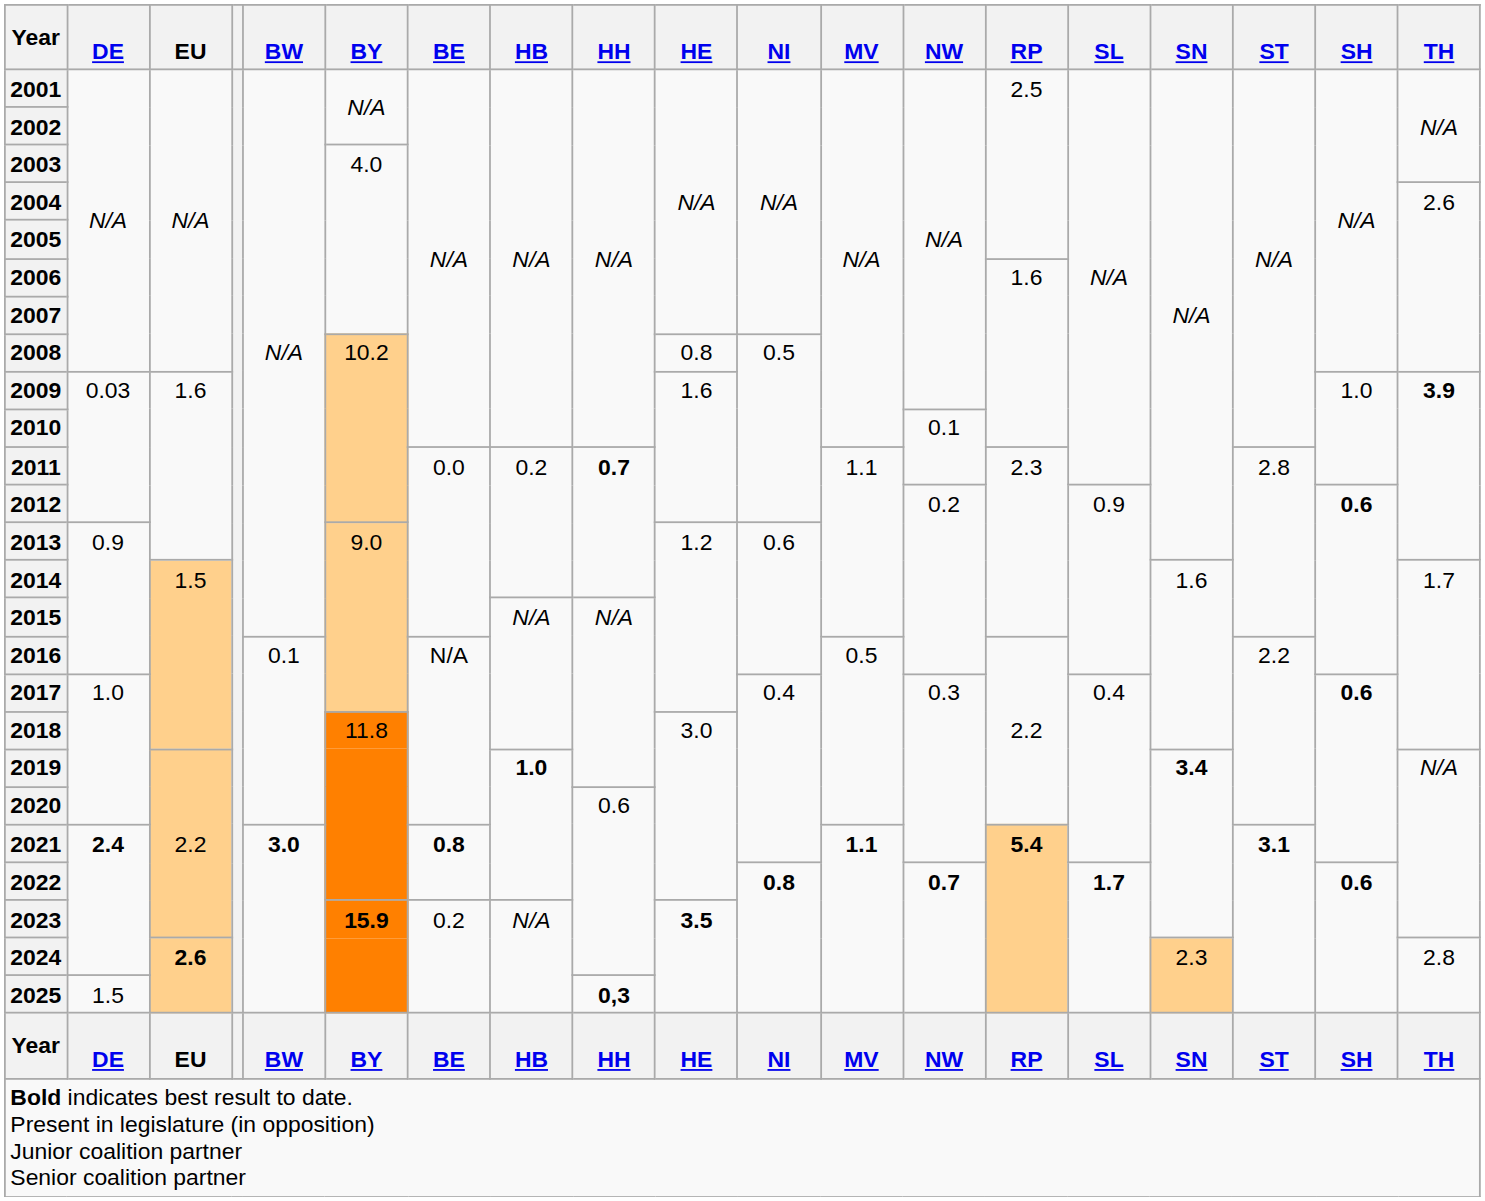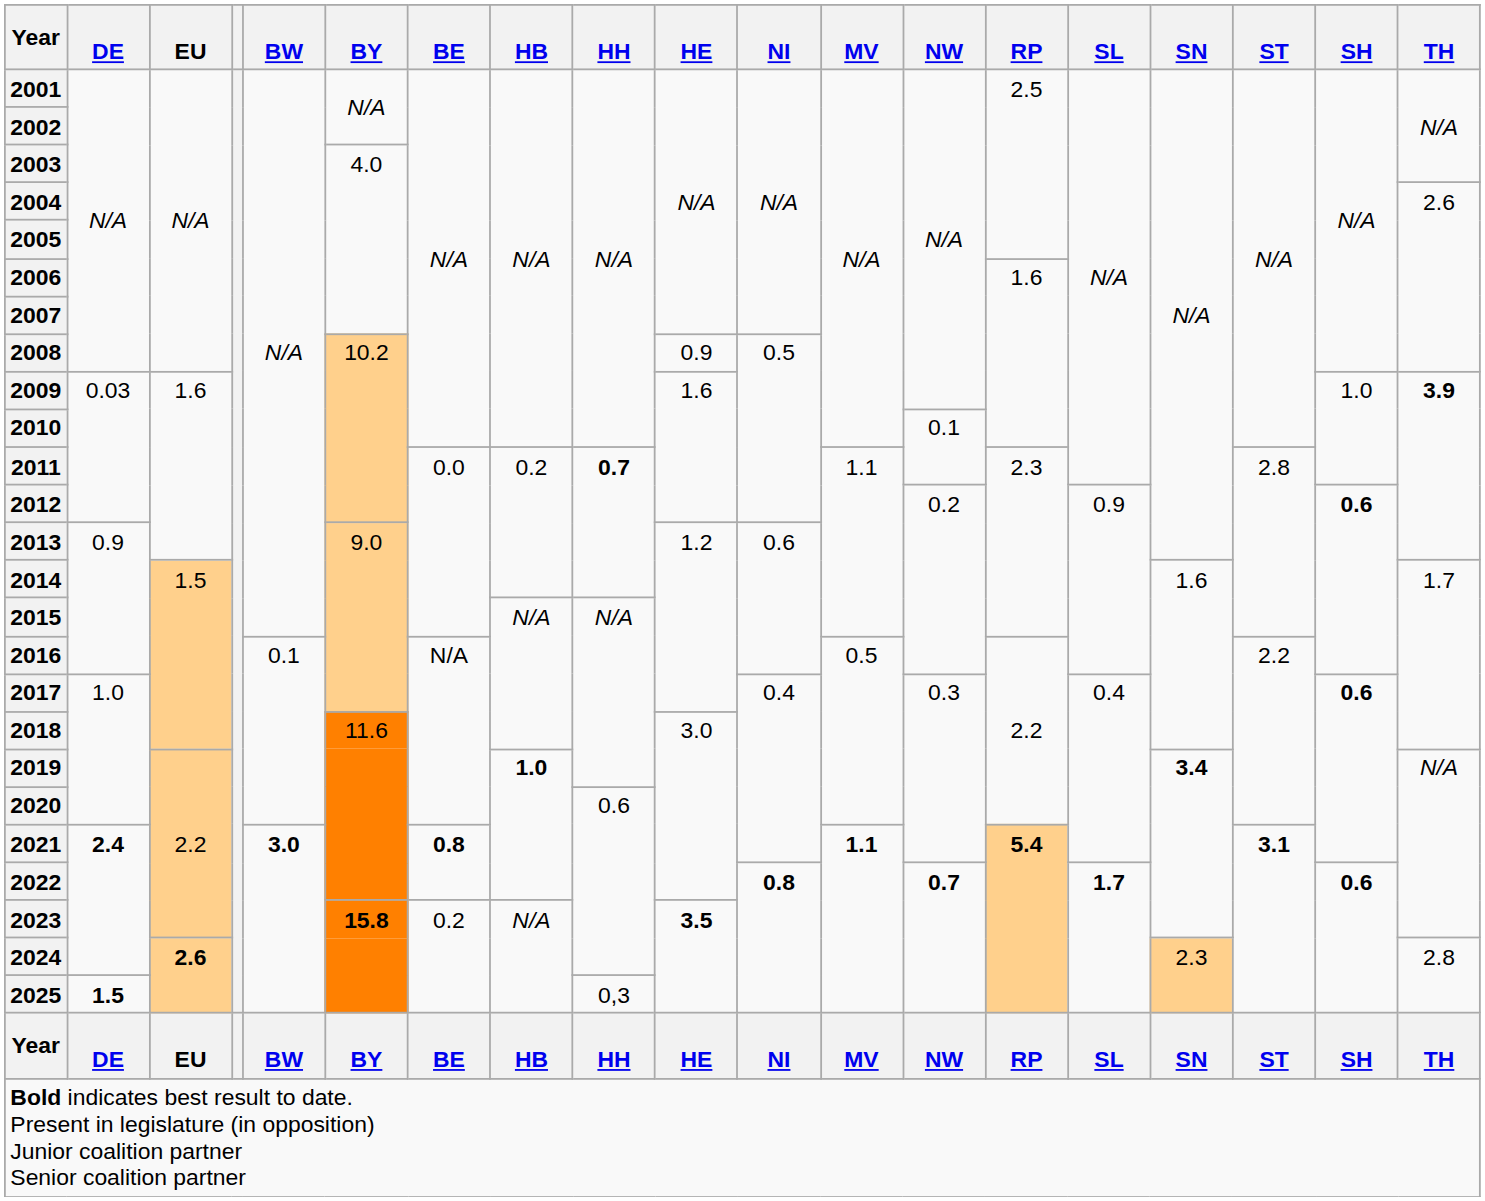(696, 352) 0.8 -> (696, 352) 0.9
(366, 730) 11.8 -> (366, 730) 11.6
(366, 919) 15.9 -> (366, 919) 15.8
(108, 994) normal -> (108, 994) bold
(614, 994) bold -> (614, 994) normal
